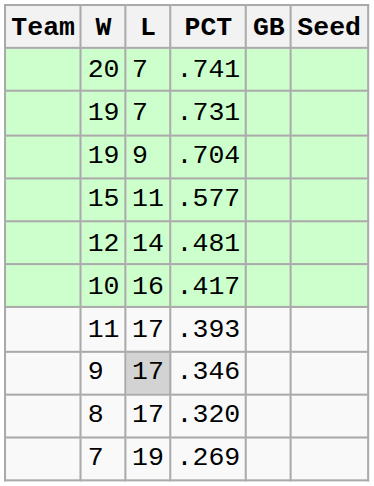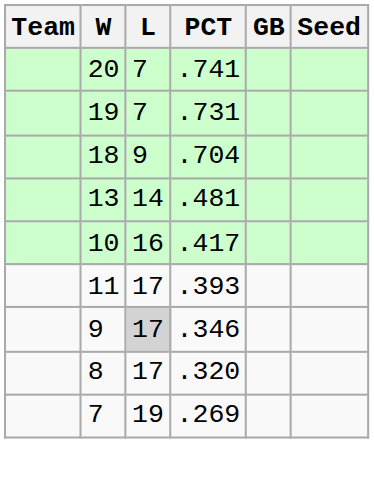(104, 156) 19 -> (104, 156) 18
- row: (208, 200)
(104, 243) 12 -> (104, 200) 13
